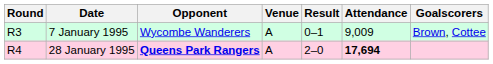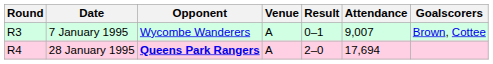(359, 31) 9,009 -> (359, 31) 9,007
(362, 50) bold -> (362, 50) normal
